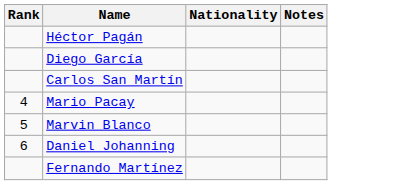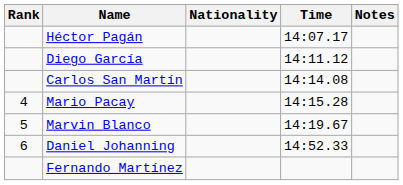+ column: (316, 15)
